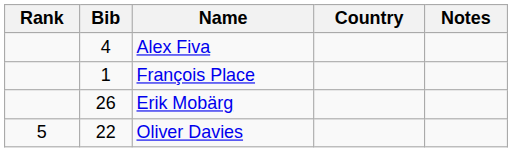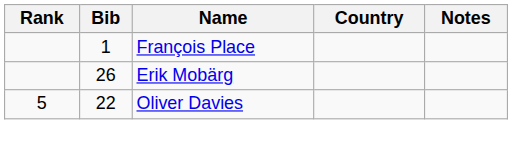- row: (173, 47)
